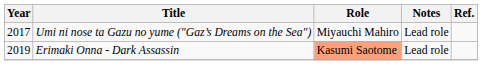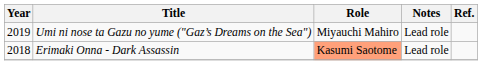(19, 32) 2017 -> (19, 32) 2019
(19, 50) 2019 -> (19, 50) 2018
